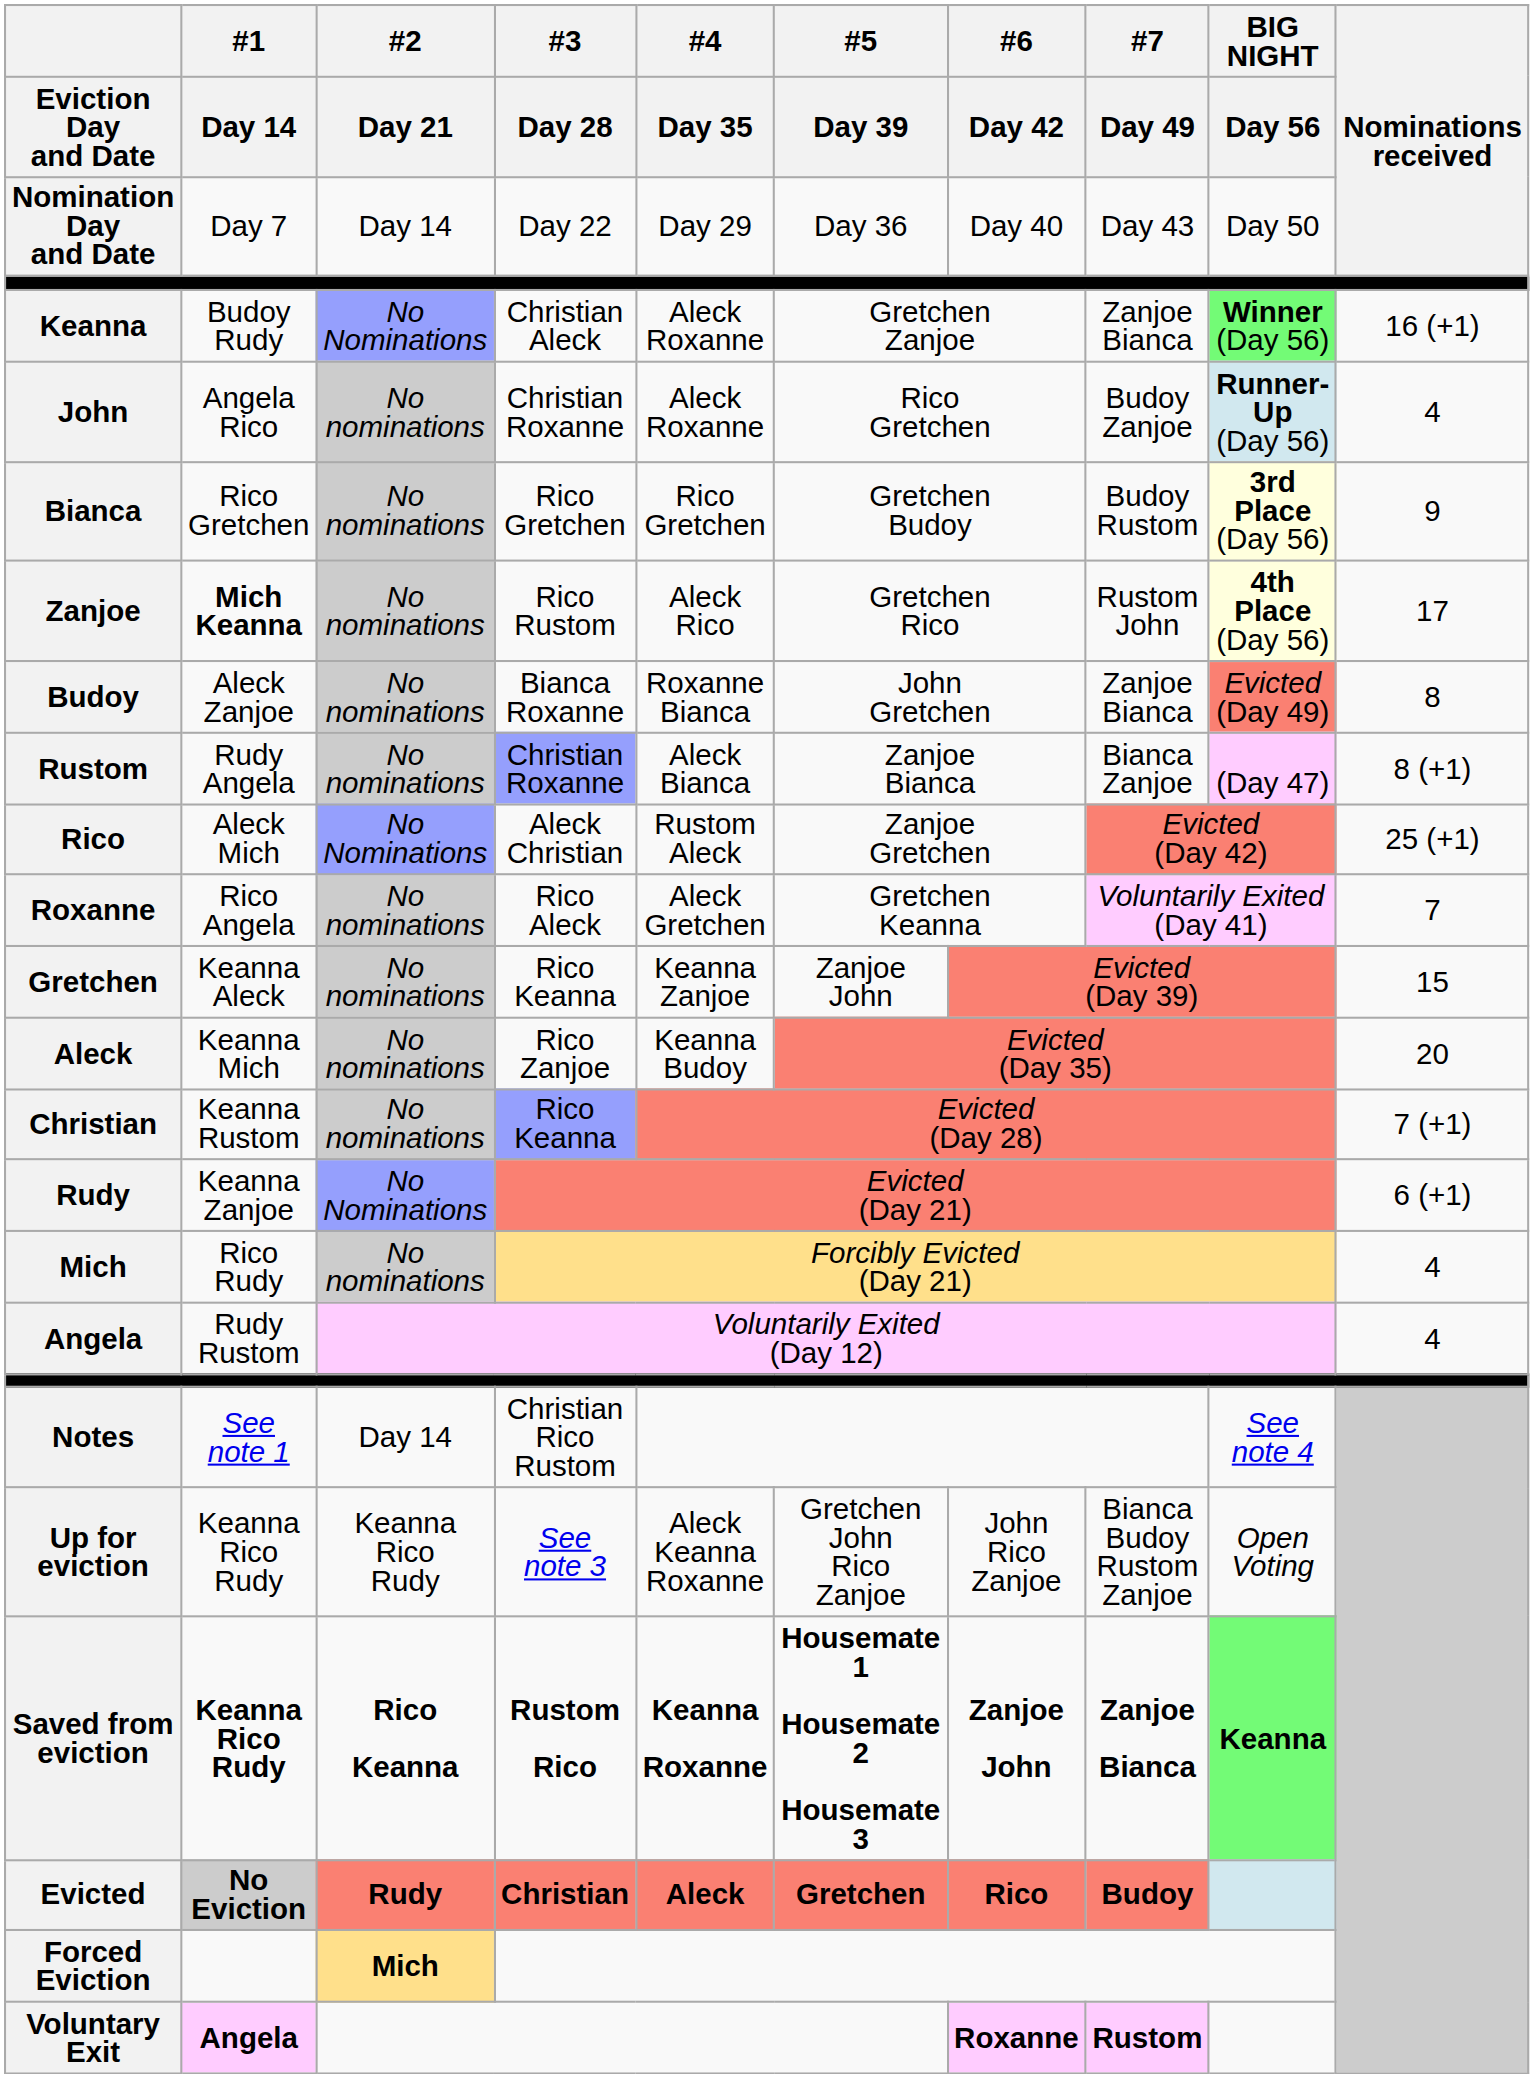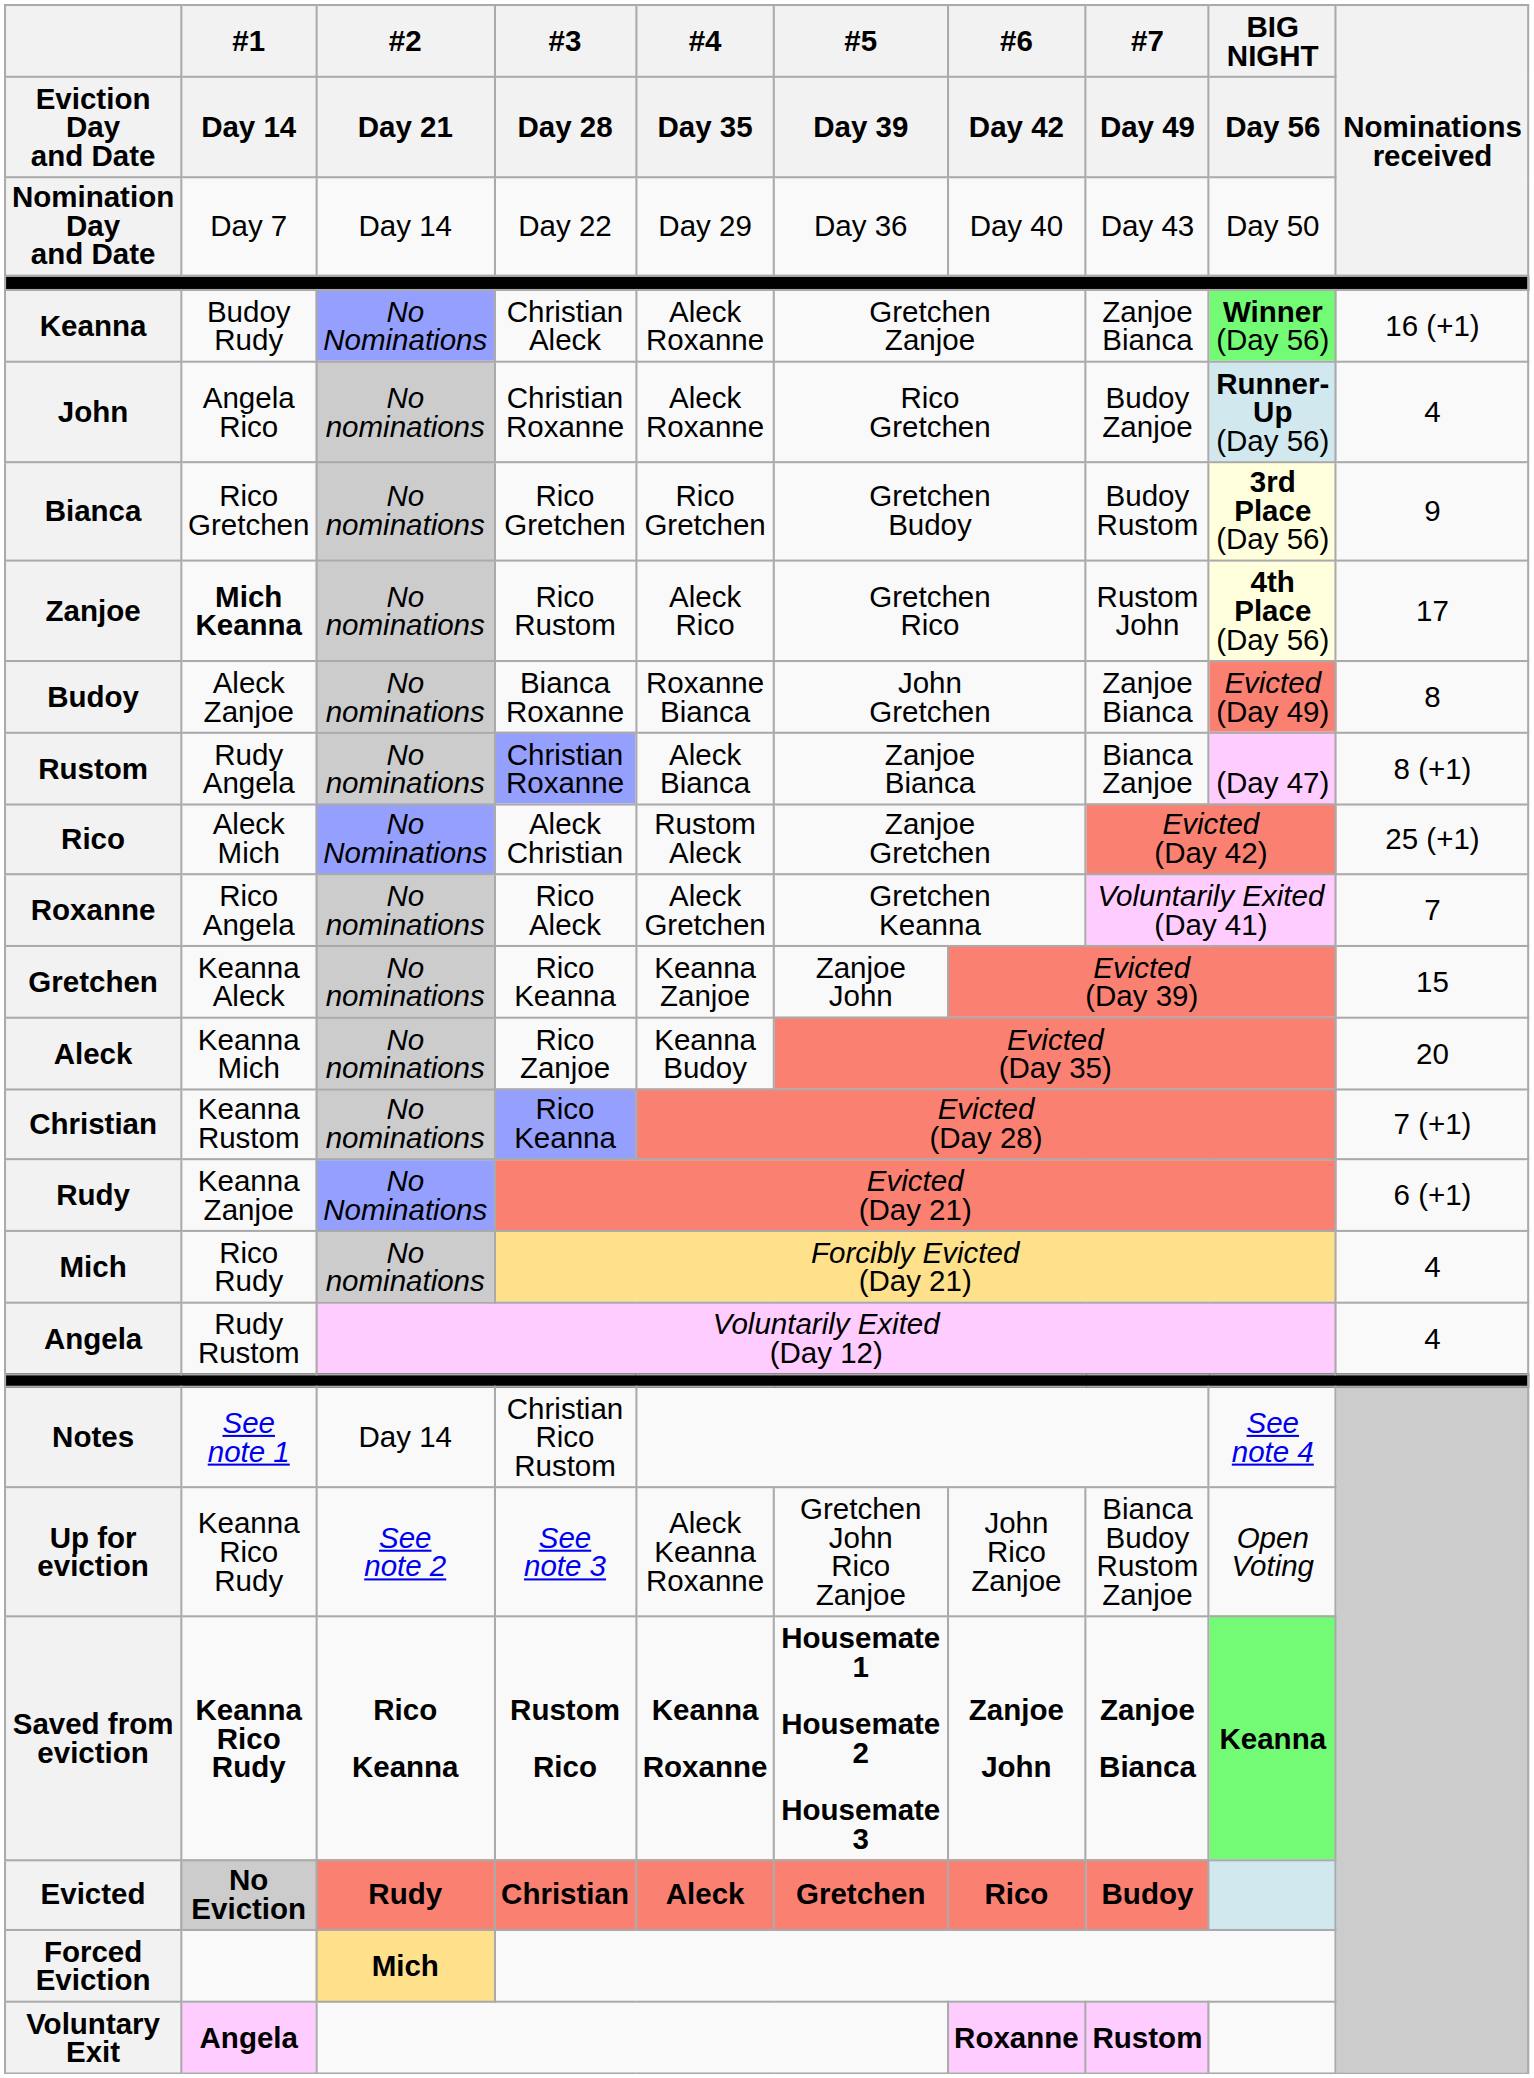(405, 1552) Keanna Rico Rudy -> (405, 1552) See note 2
